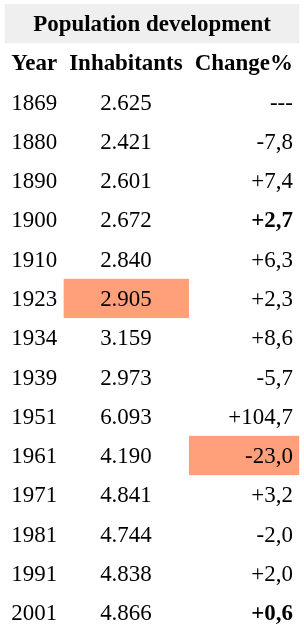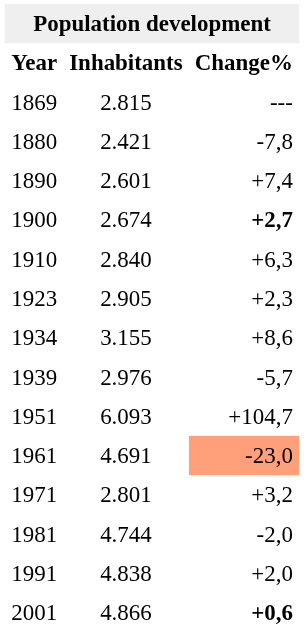(126, 101) 2.625 -> (126, 101) 2.815
(126, 219) 2.672 -> (126, 219) 2.674
(126, 298) lightsalmon background -> (126, 298) no background
(126, 337) 3.159 -> (126, 337) 3.155
(126, 376) 2.973 -> (126, 376) 2.976
(126, 455) 4.190 -> (126, 455) 4.691
(126, 494) 4.841 -> (126, 494) 2.801
